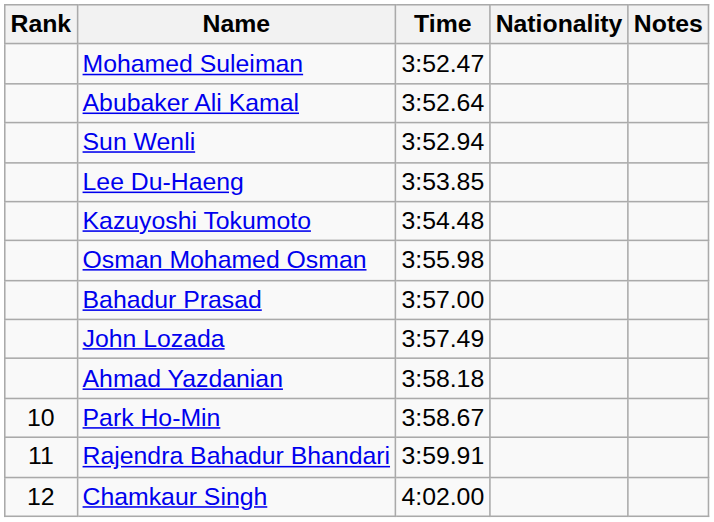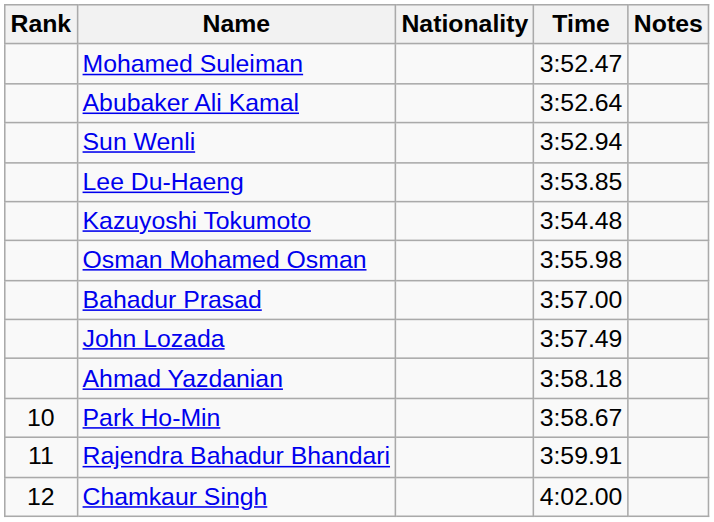columns swapped: (559, 24) <-> (443, 24)
